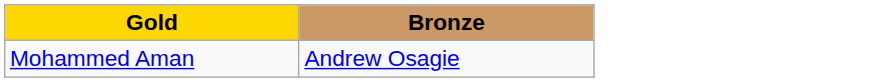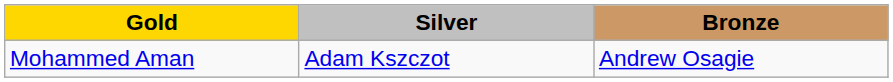+ column: (446, 22)
